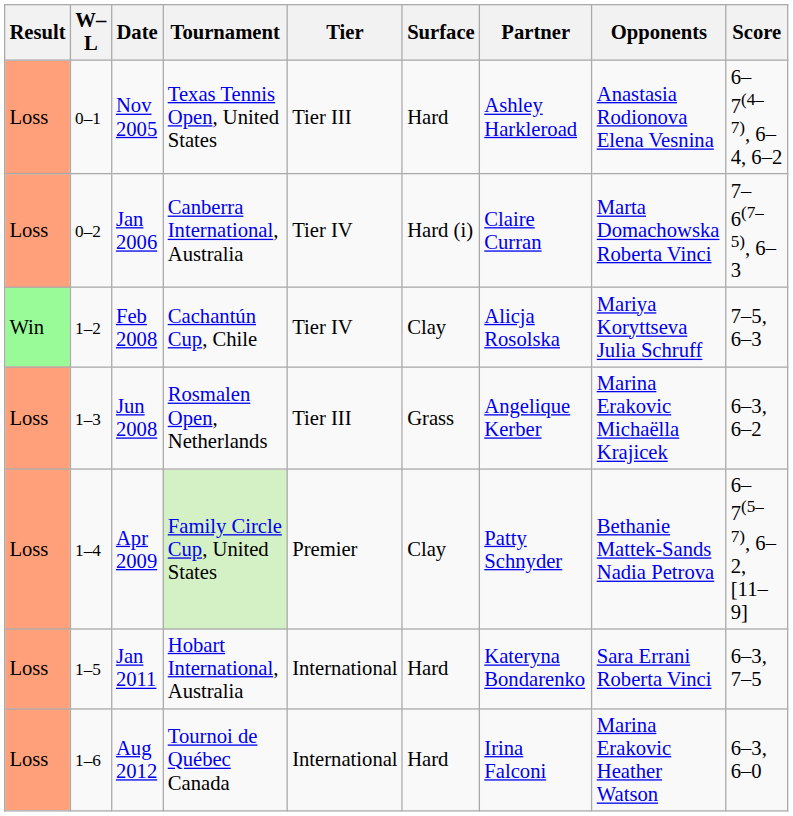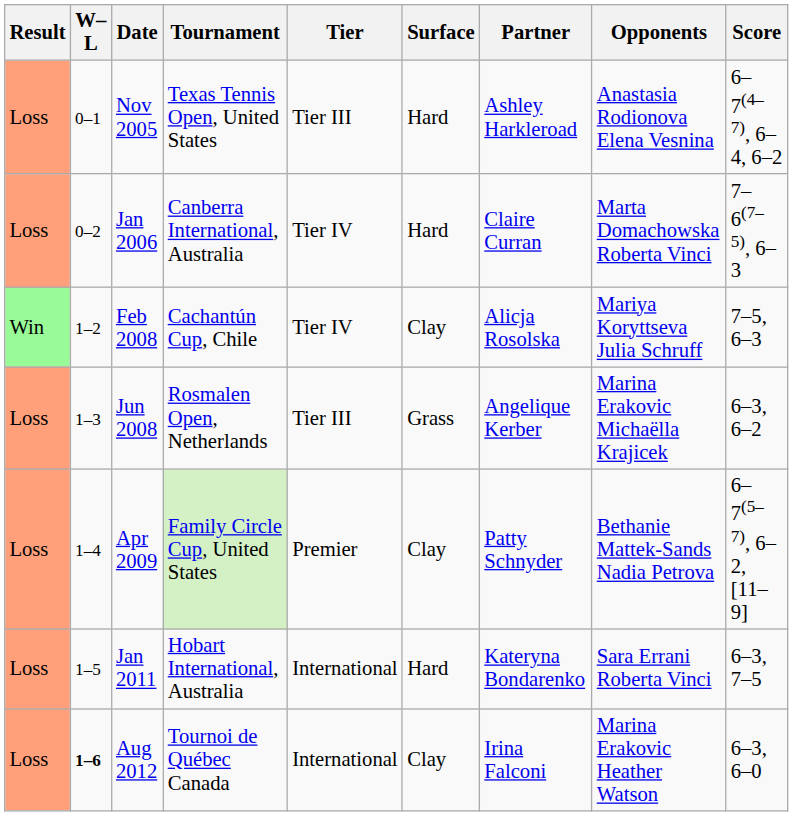(440, 230) Hard (i) -> (428, 230) Hard
(88, 760) normal -> (88, 759) bold
(428, 759) Hard -> (427, 759) Clay
